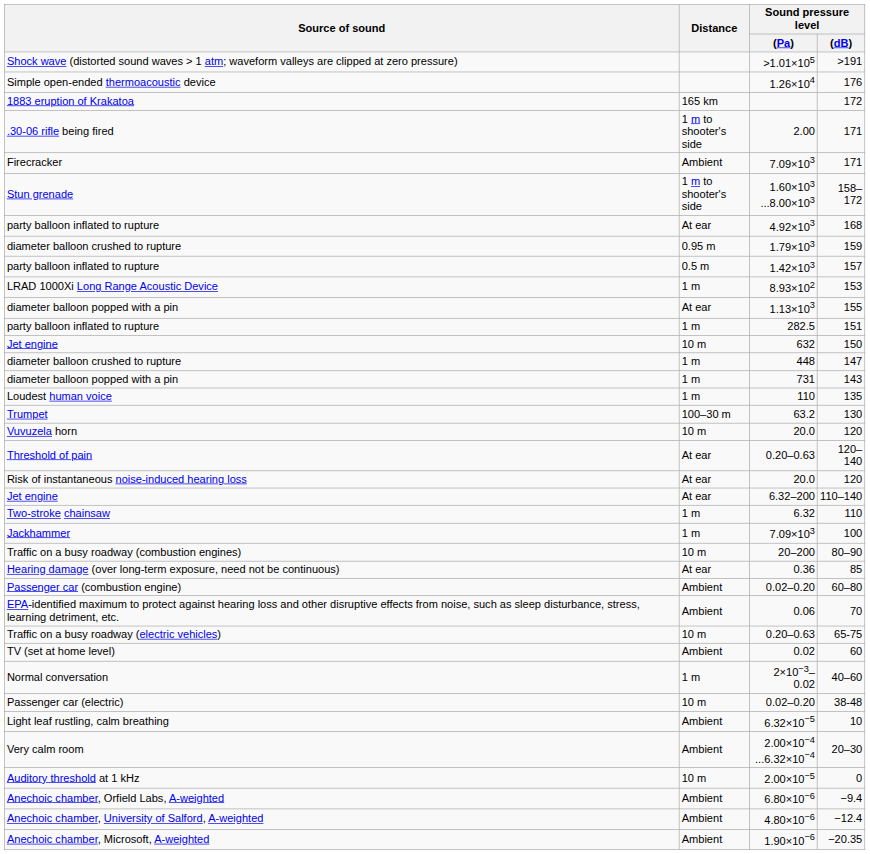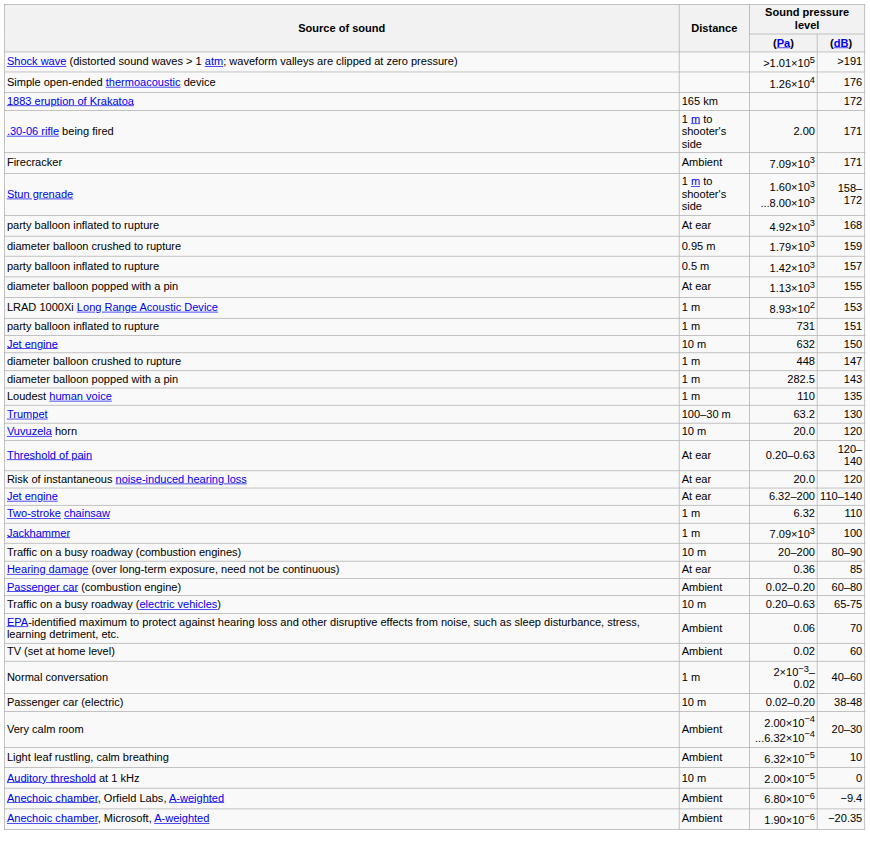rows swapped: (93, 307) <-> (112, 287)
(801, 326) 282.5 -> (806, 326) 731
(806, 379) 731 -> (801, 379) 282.5
rows swapped: (114, 634) <-> (323, 611)
rows swapped: (45, 749) <-> (88, 721)
- row: (135, 819)
